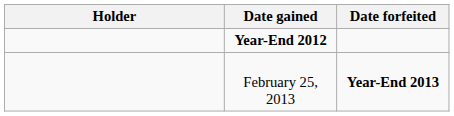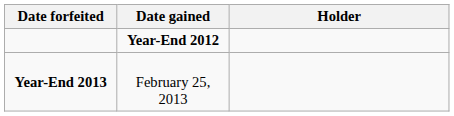columns swapped: (114, 16) <-> (393, 16)
